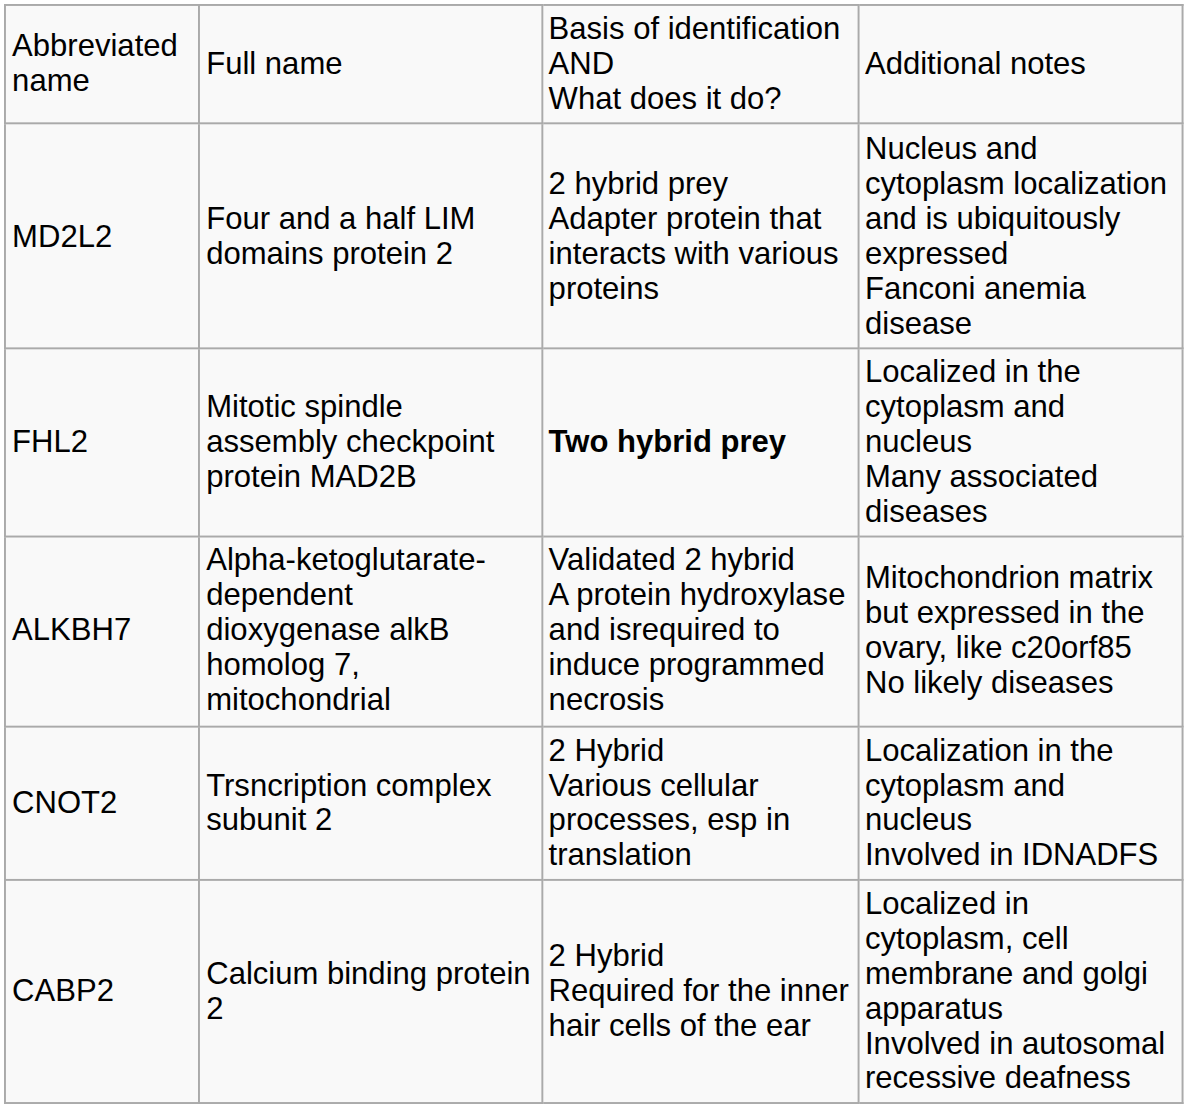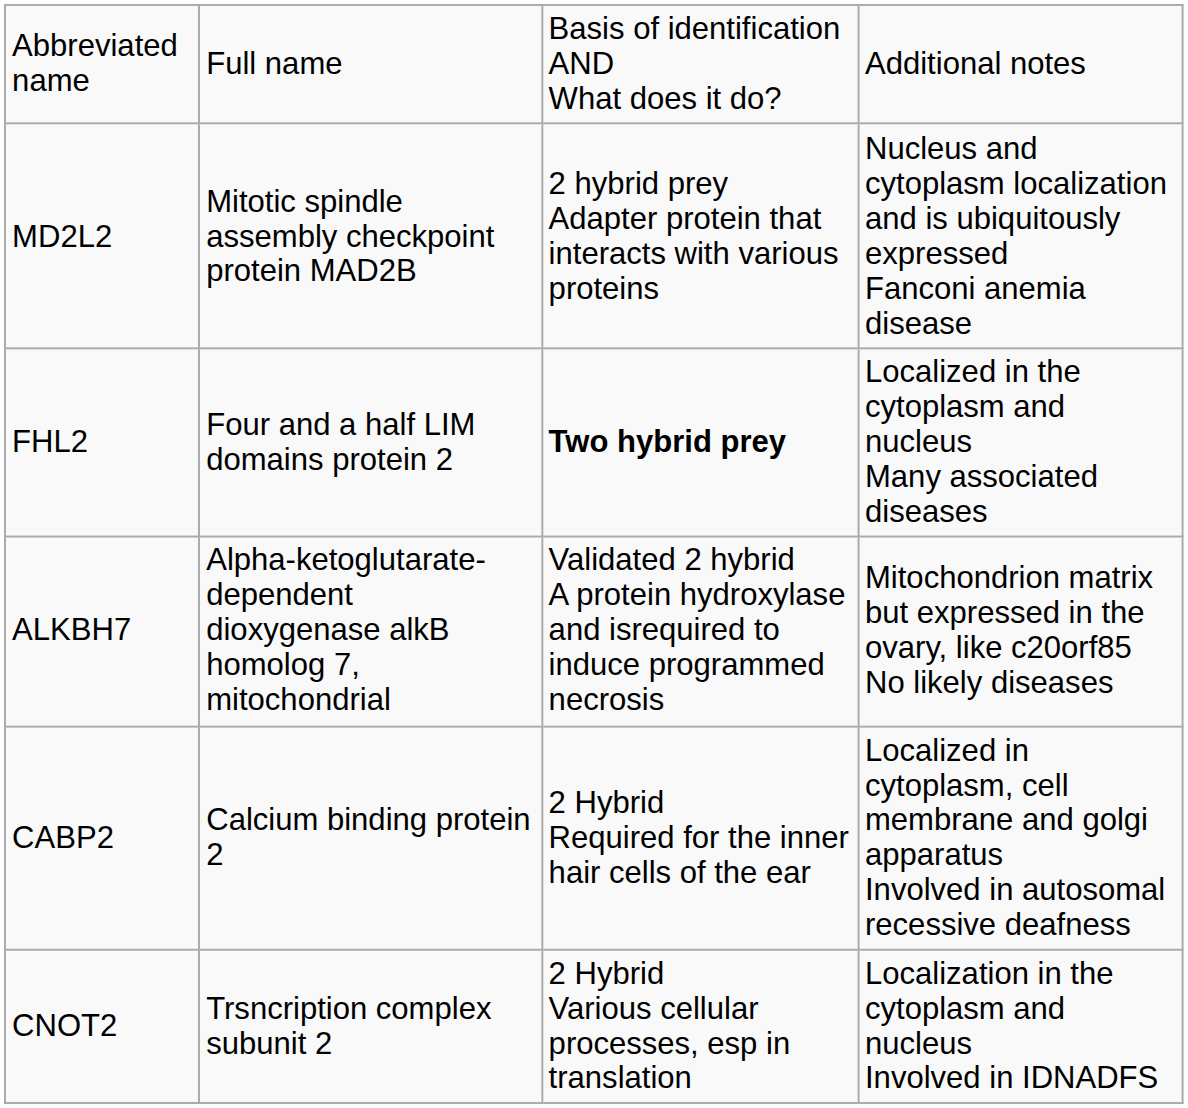(341, 235) Four and a half LIM domains protein 2 -> (350, 235) Mitotic spindle assembly checkpoint protein MAD2B
(350, 441) Mitotic spindle assembly checkpoint protein MAD2B -> (341, 441) Four and a half LIM domains protein 2
rows swapped: (65, 802) <-> (63, 991)
